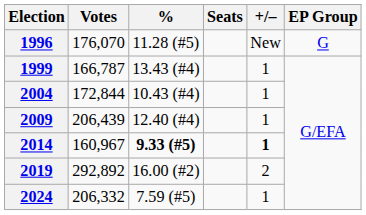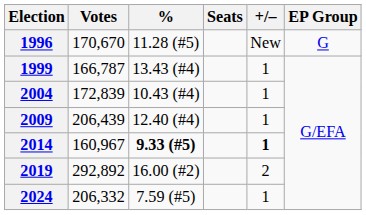(98, 42) 176,070 -> (98, 42) 170,670
(98, 94) 172,844 -> (98, 94) 172,839
